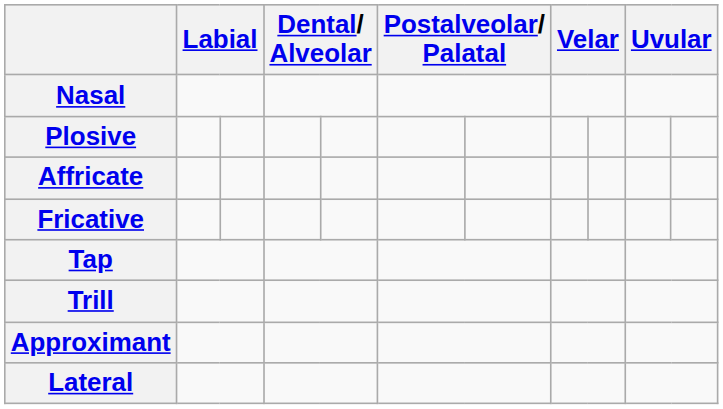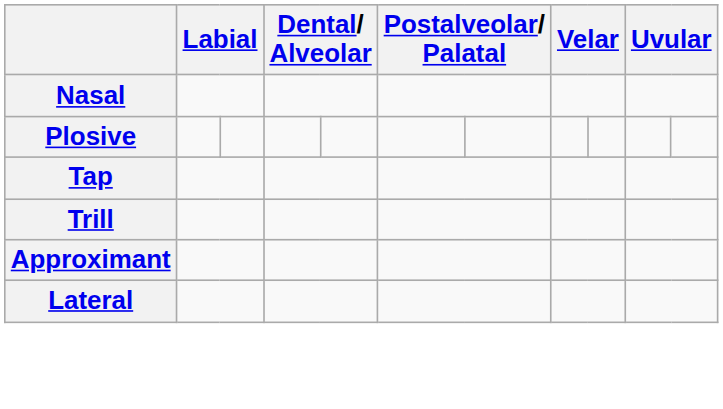- row: (91, 177)
- row: (91, 218)
